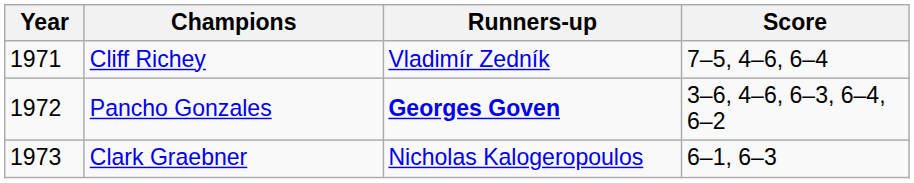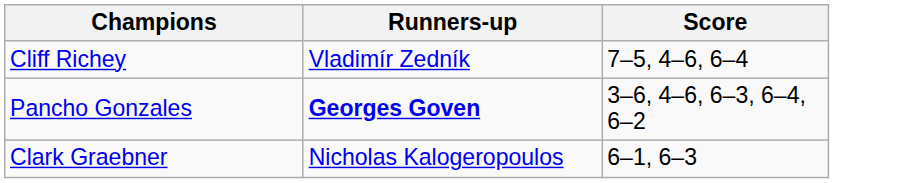- column: (45, 22)
